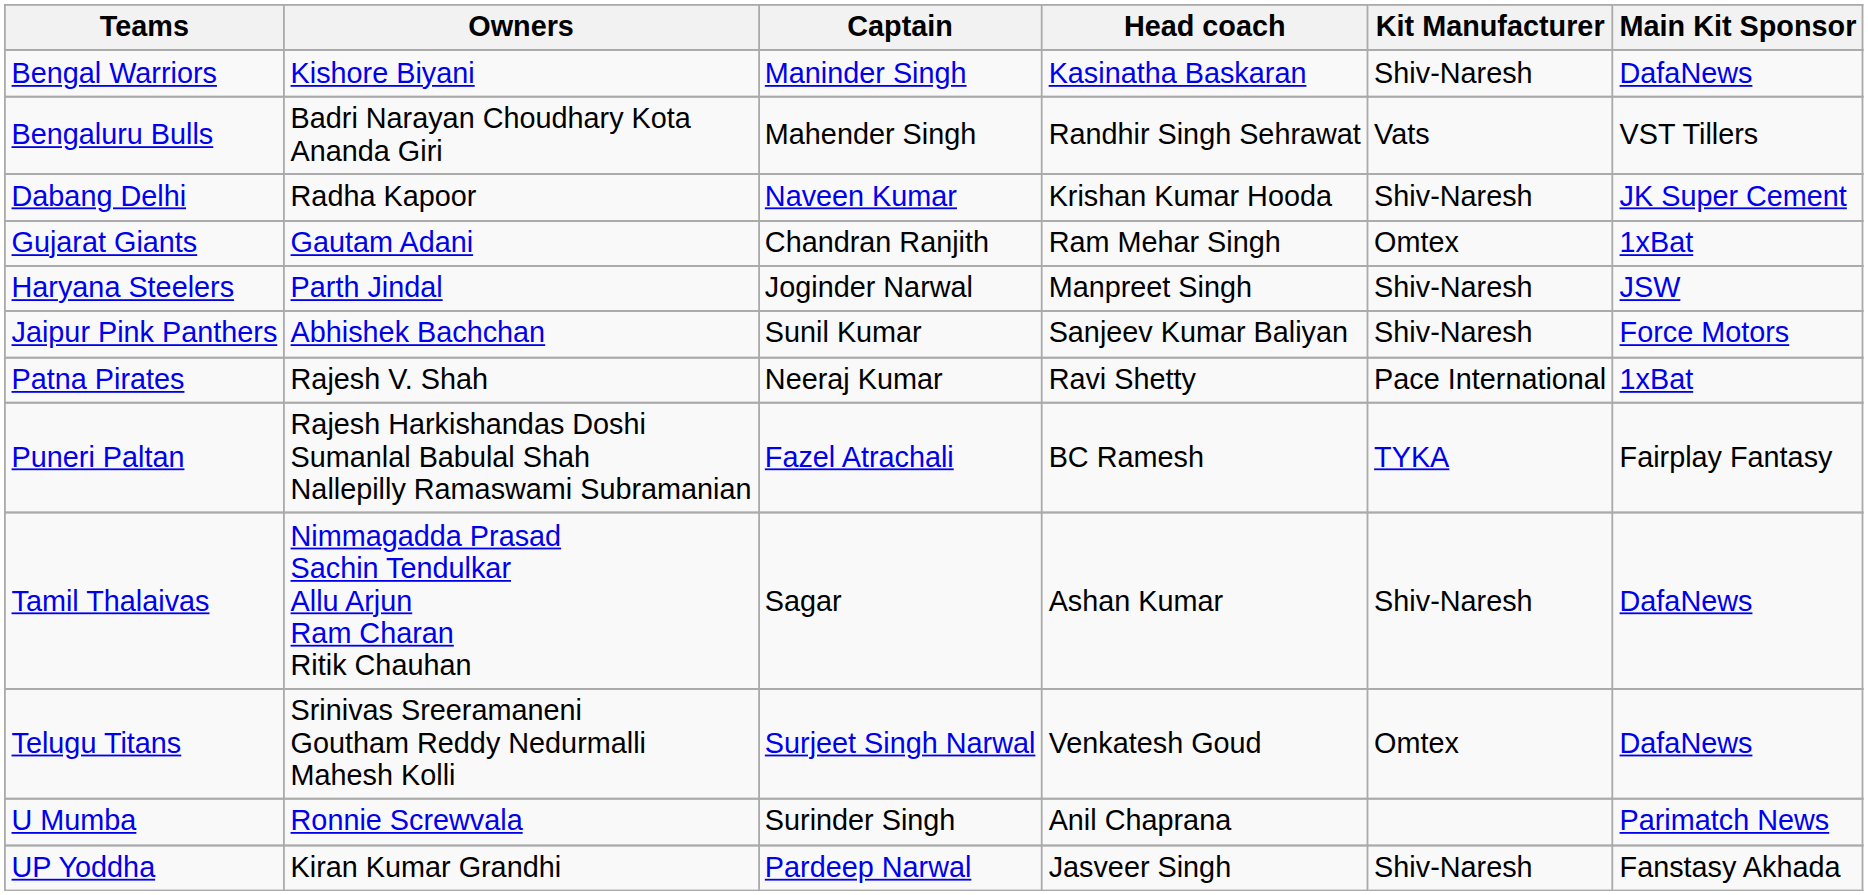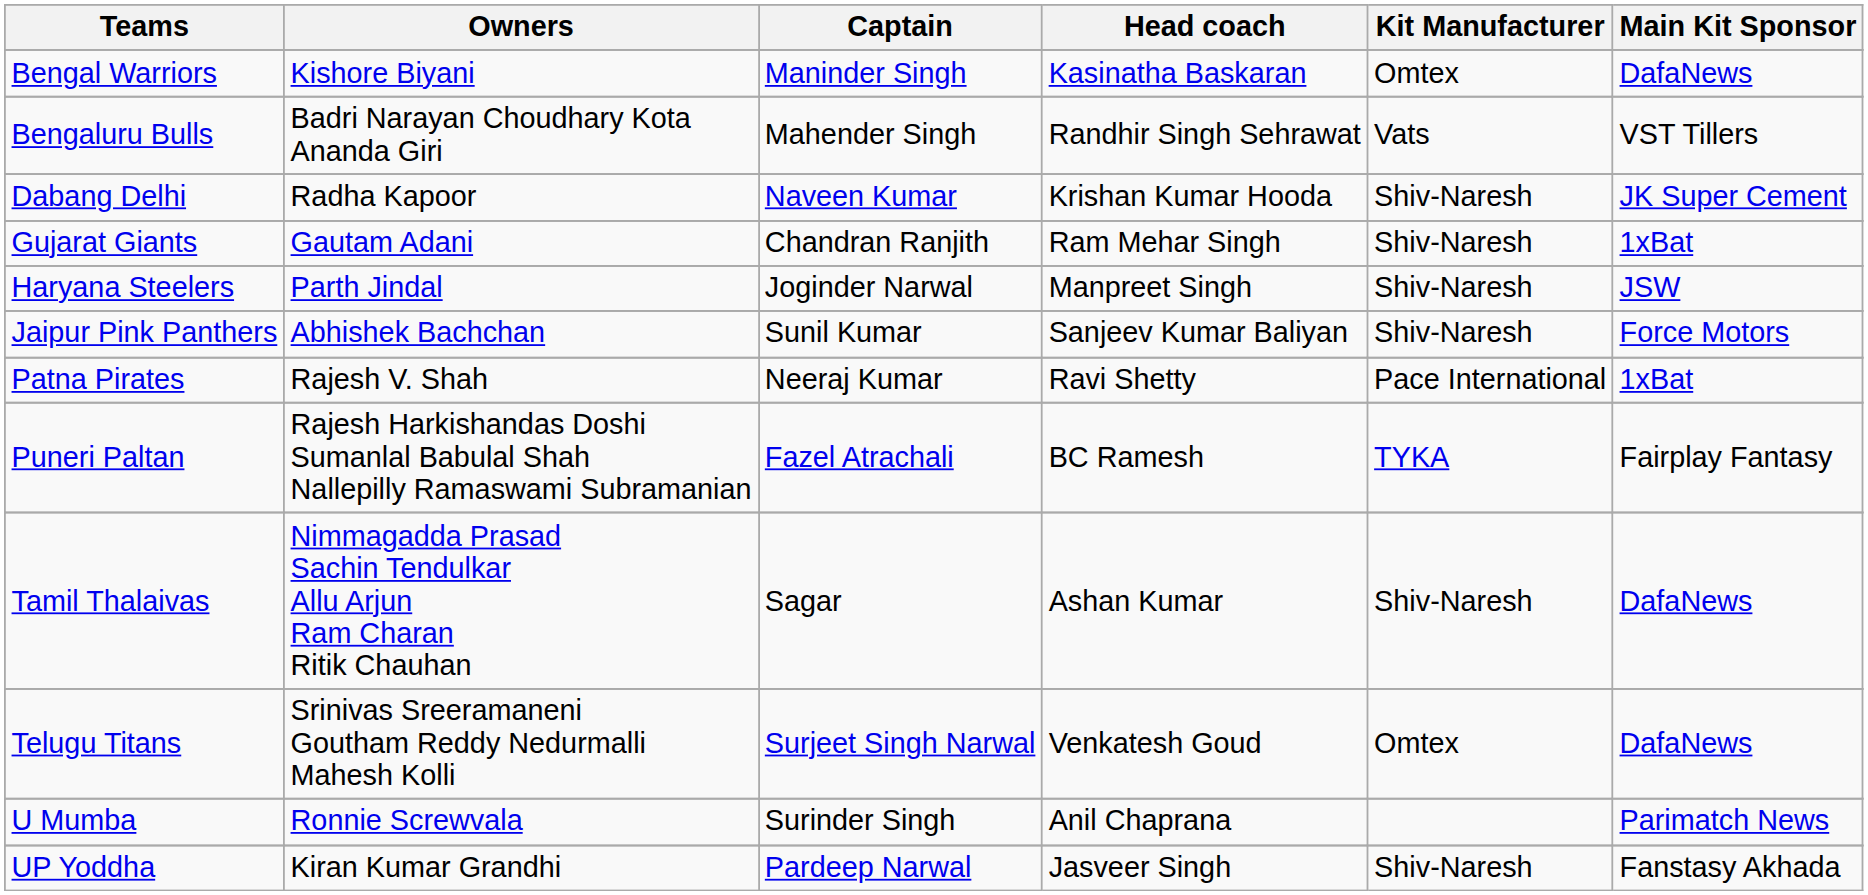(1453, 73) Shiv-Naresh -> (1417, 73) Omtex
(1417, 242) Omtex -> (1453, 242) Shiv-Naresh
